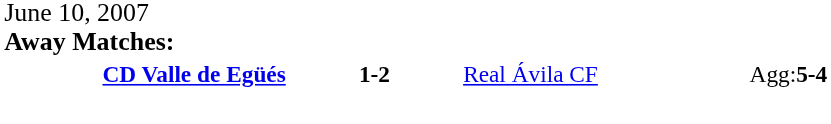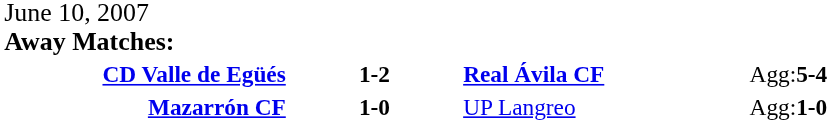(530, 74) normal -> (534, 74) bold
+ row: (217, 107)
